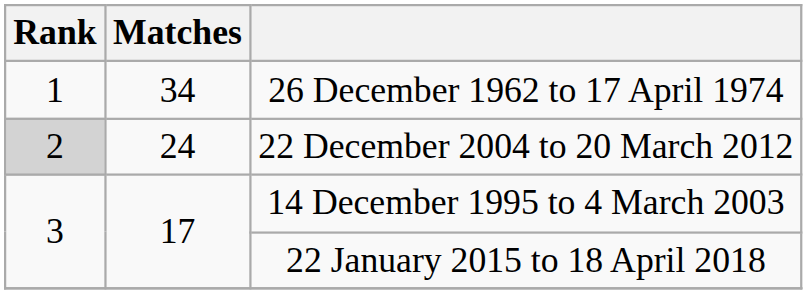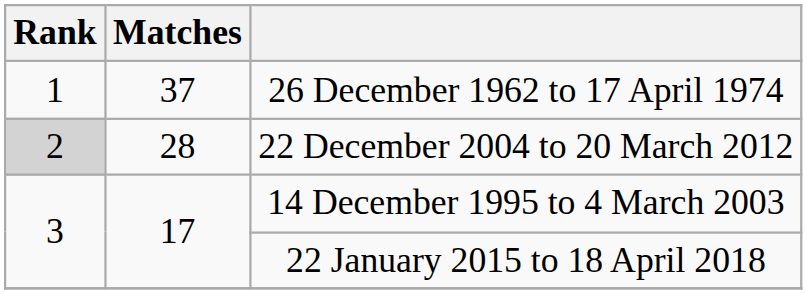(177, 89) 34 -> (177, 89) 37
(177, 145) 24 -> (177, 145) 28
